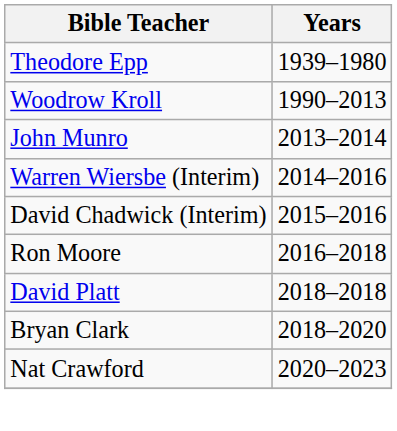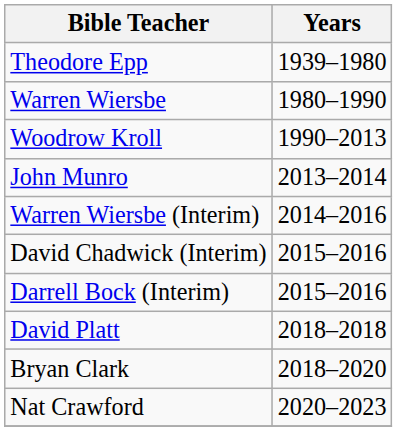+ row: (88, 100)
+ row: (120, 291)
- row: (66, 253)
